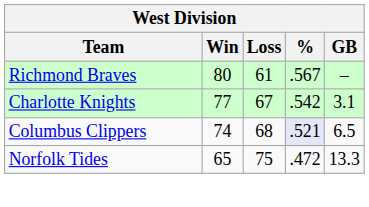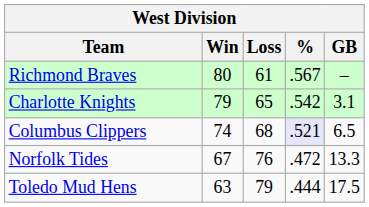(222, 103) 77 -> (222, 103) 79
(264, 103) 67 -> (264, 103) 65
(222, 159) 65 -> (222, 159) 67
(264, 159) 75 -> (264, 159) 76
+ row: (73, 187)
